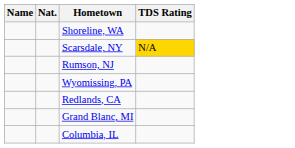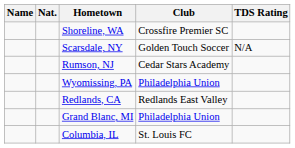+ column: (184, 13)
(147, 48) gold background -> (243, 48) no background
